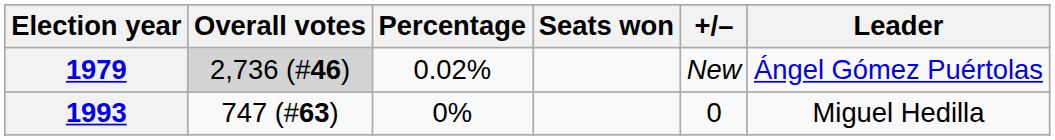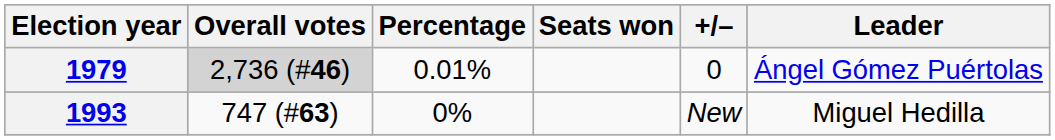(452, 69) 0.02% -> (452, 69) 0.01%
(714, 69) New -> (714, 69) 0
(714, 112) 0 -> (714, 112) New
